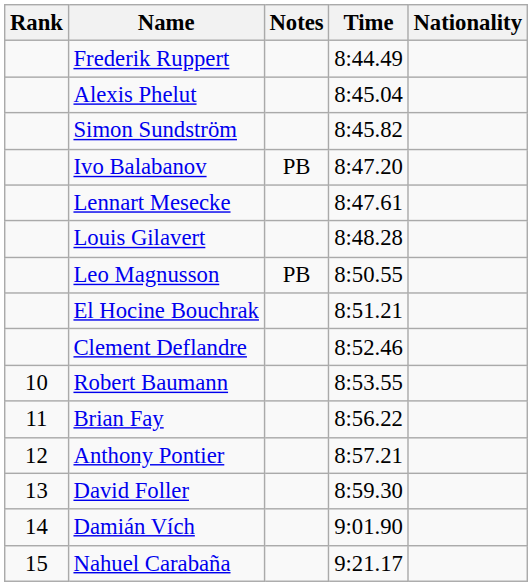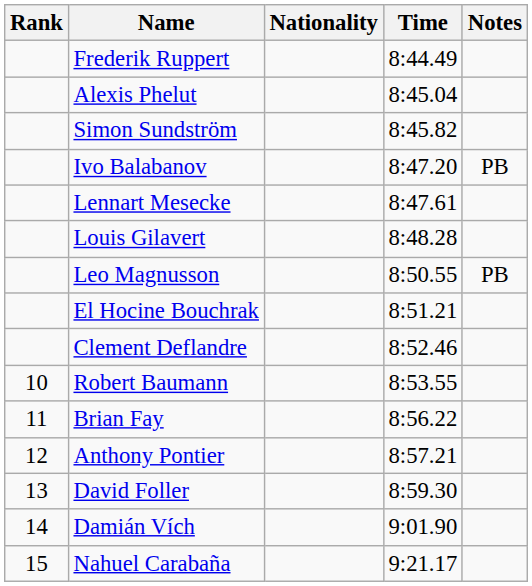columns swapped: (468, 22) <-> (297, 22)
